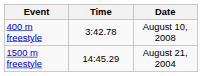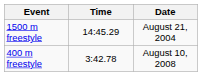rows swapped: (24, 32) <-> (24, 58)
